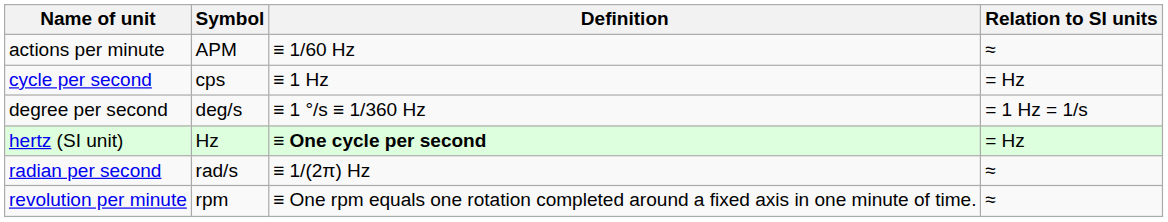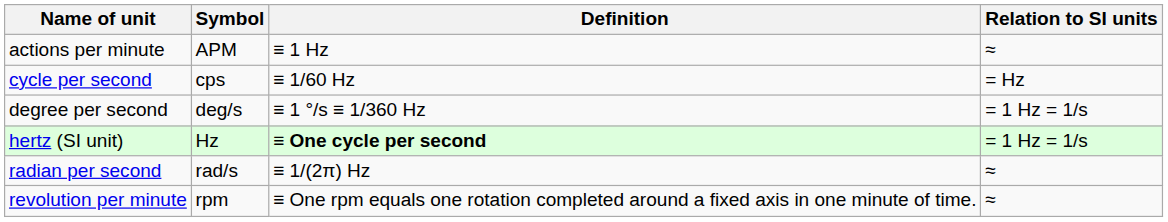(314, 49) ≡ 1/60 Hz -> (301, 49) ≡ 1 Hz
(301, 79) ≡ 1 Hz -> (314, 79) ≡ 1/60 Hz
(1005, 140) = Hz -> (1037, 140) = 1 Hz = 1/s
